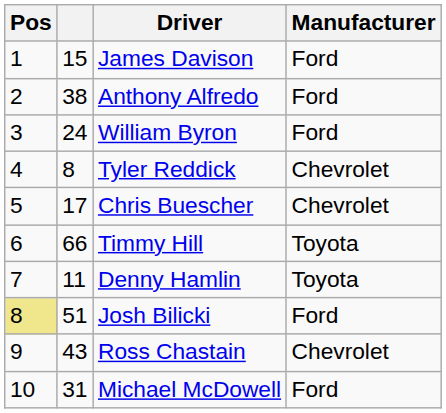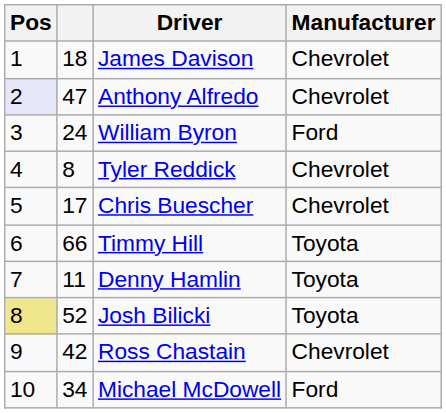(75, 59) 15 -> (75, 59) 18
(315, 59) Ford -> (340, 59) Chevrolet
(16, 95) no background -> (16, 95) lavender background
(75, 95) 38 -> (75, 95) 47
(315, 95) Ford -> (340, 95) Chevrolet
(75, 315) 51 -> (75, 315) 52
(315, 315) Ford -> (325, 315) Toyota
(75, 351) 43 -> (75, 351) 42
(75, 388) 31 -> (75, 388) 34
